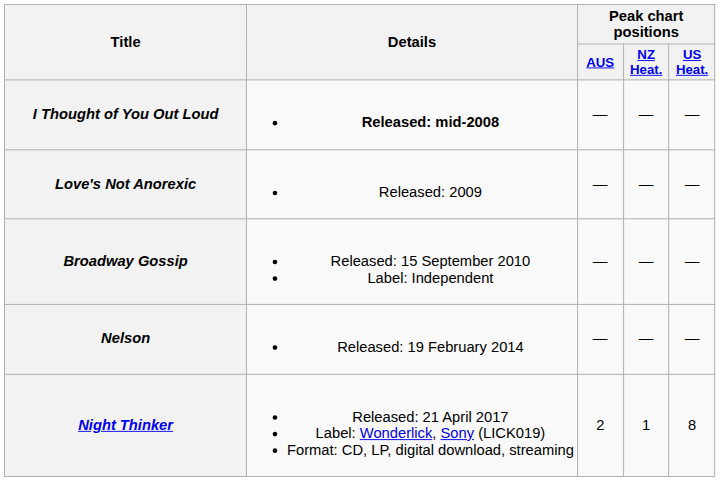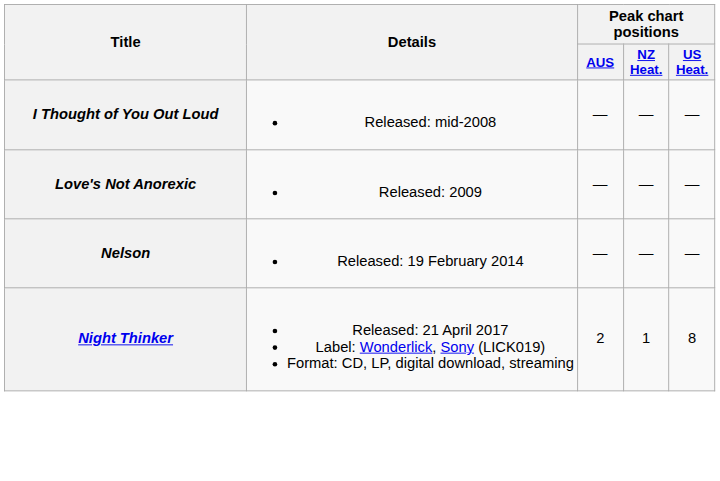(412, 123) bold -> (412, 123) normal
- row: (126, 261)
